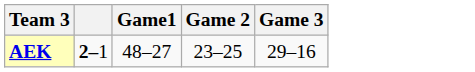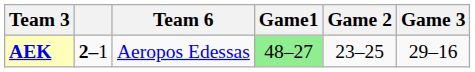+ column: (183, 19)
(147, 50) no background -> (289, 50) lightgreen background
